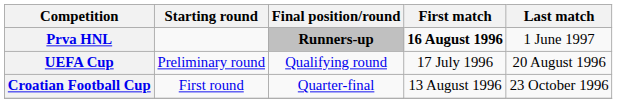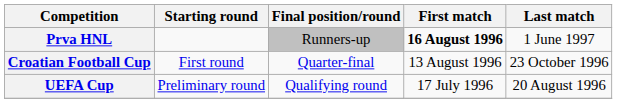(336, 39) bold -> (336, 39) normal
rows swapped: (79, 86) <-> (79, 62)
